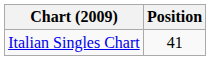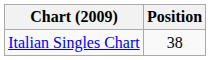(175, 42) 41 -> (175, 42) 38
